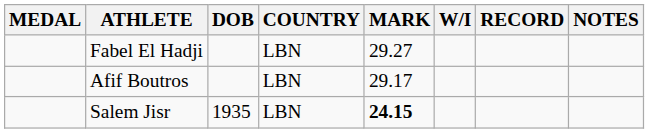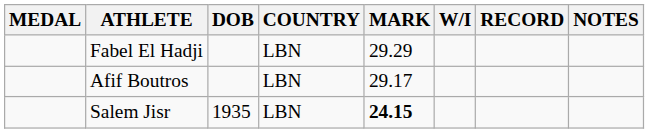(391, 50) 29.27 -> (391, 50) 29.29
